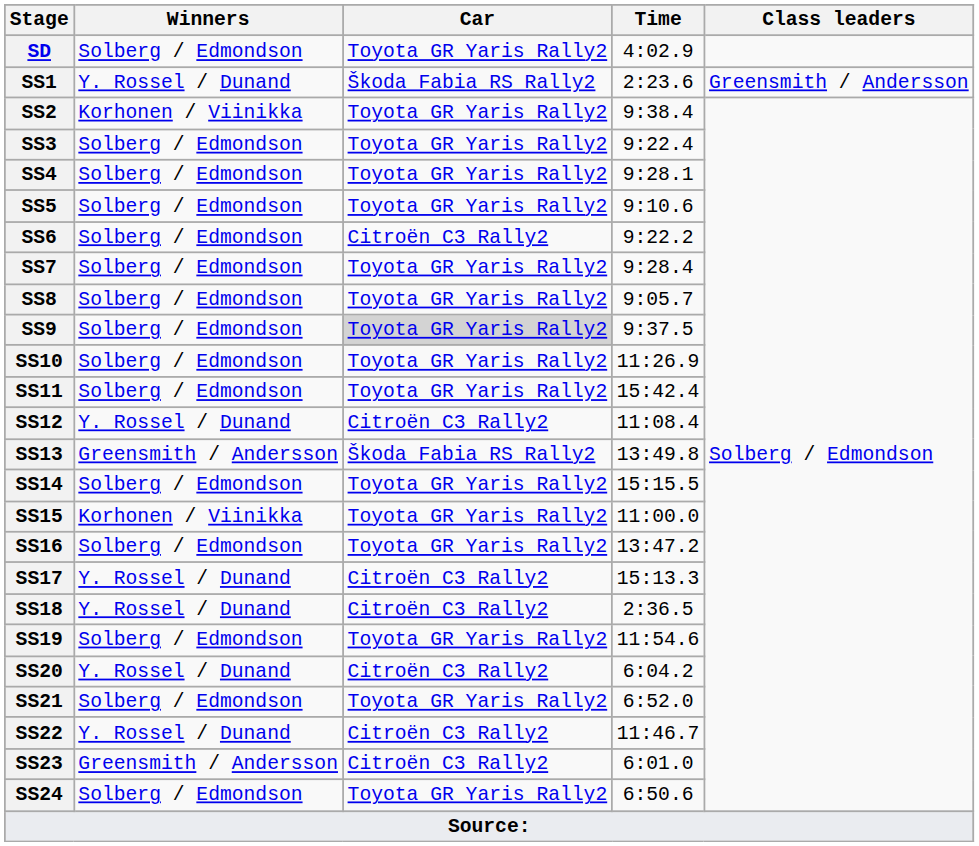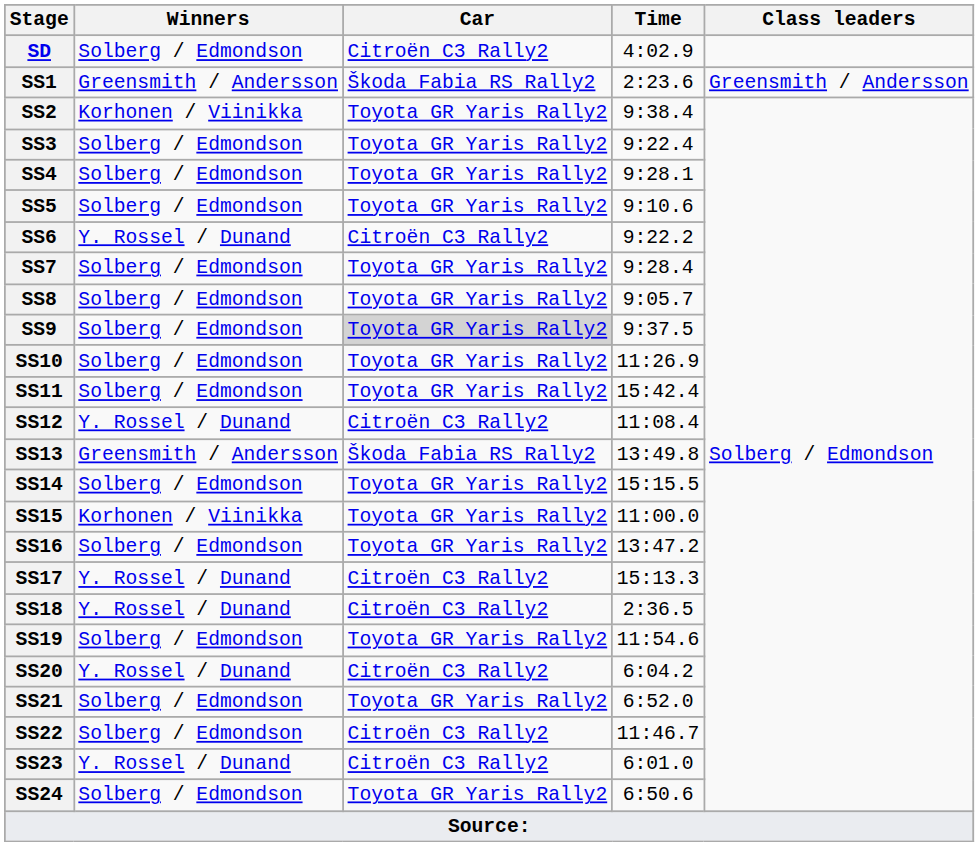(477, 51) Toyota GR Yaris Rally2 -> (448, 51) Citroën C3 Rally2
(185, 82) Y. Rossel / Dunand -> (208, 82) Greensmith / Andersson
(190, 237) Solberg / Edmondson -> (185, 237) Y. Rossel / Dunand
(185, 733) Y. Rossel / Dunand -> (190, 733) Solberg / Edmondson
(208, 764) Greensmith / Andersson -> (185, 764) Y. Rossel / Dunand
